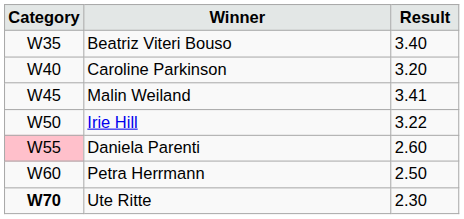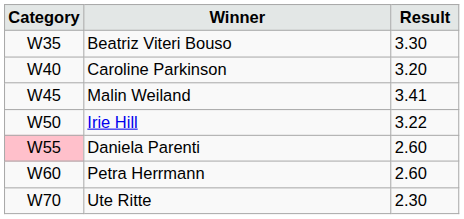(411, 43) 3.40 -> (411, 43) 3.30
(411, 174) 2.50 -> (411, 174) 2.60
(44, 200) bold -> (44, 200) normal
